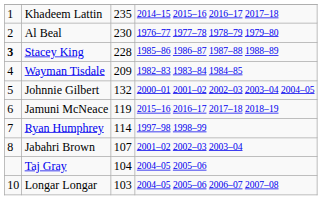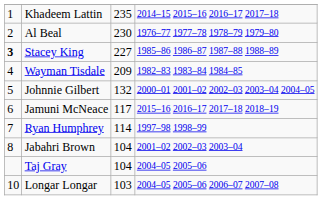(123, 52) 228 -> (123, 52) 227
(123, 109) 119 -> (123, 109) 117
(123, 147) 107 -> (123, 147) 104
